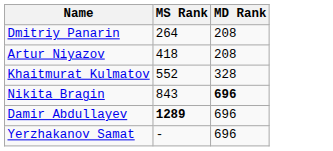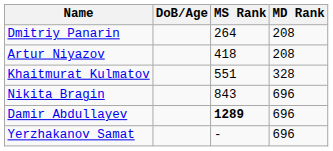+ column: (182, 15)
(167, 75) 552 -> (225, 75) 551
(225, 95) bold -> (284, 95) normal
